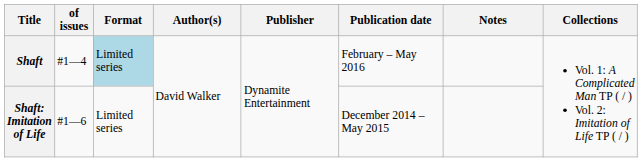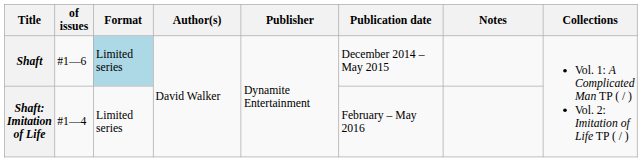(72, 61) #1—4 -> (72, 61) #1—6
(379, 61) February – May 2016 -> (383, 61) December 2014 – May 2015
(72, 121) #1—6 -> (72, 121) #1—4
(383, 121) December 2014 – May 2015 -> (379, 121) February – May 2016
